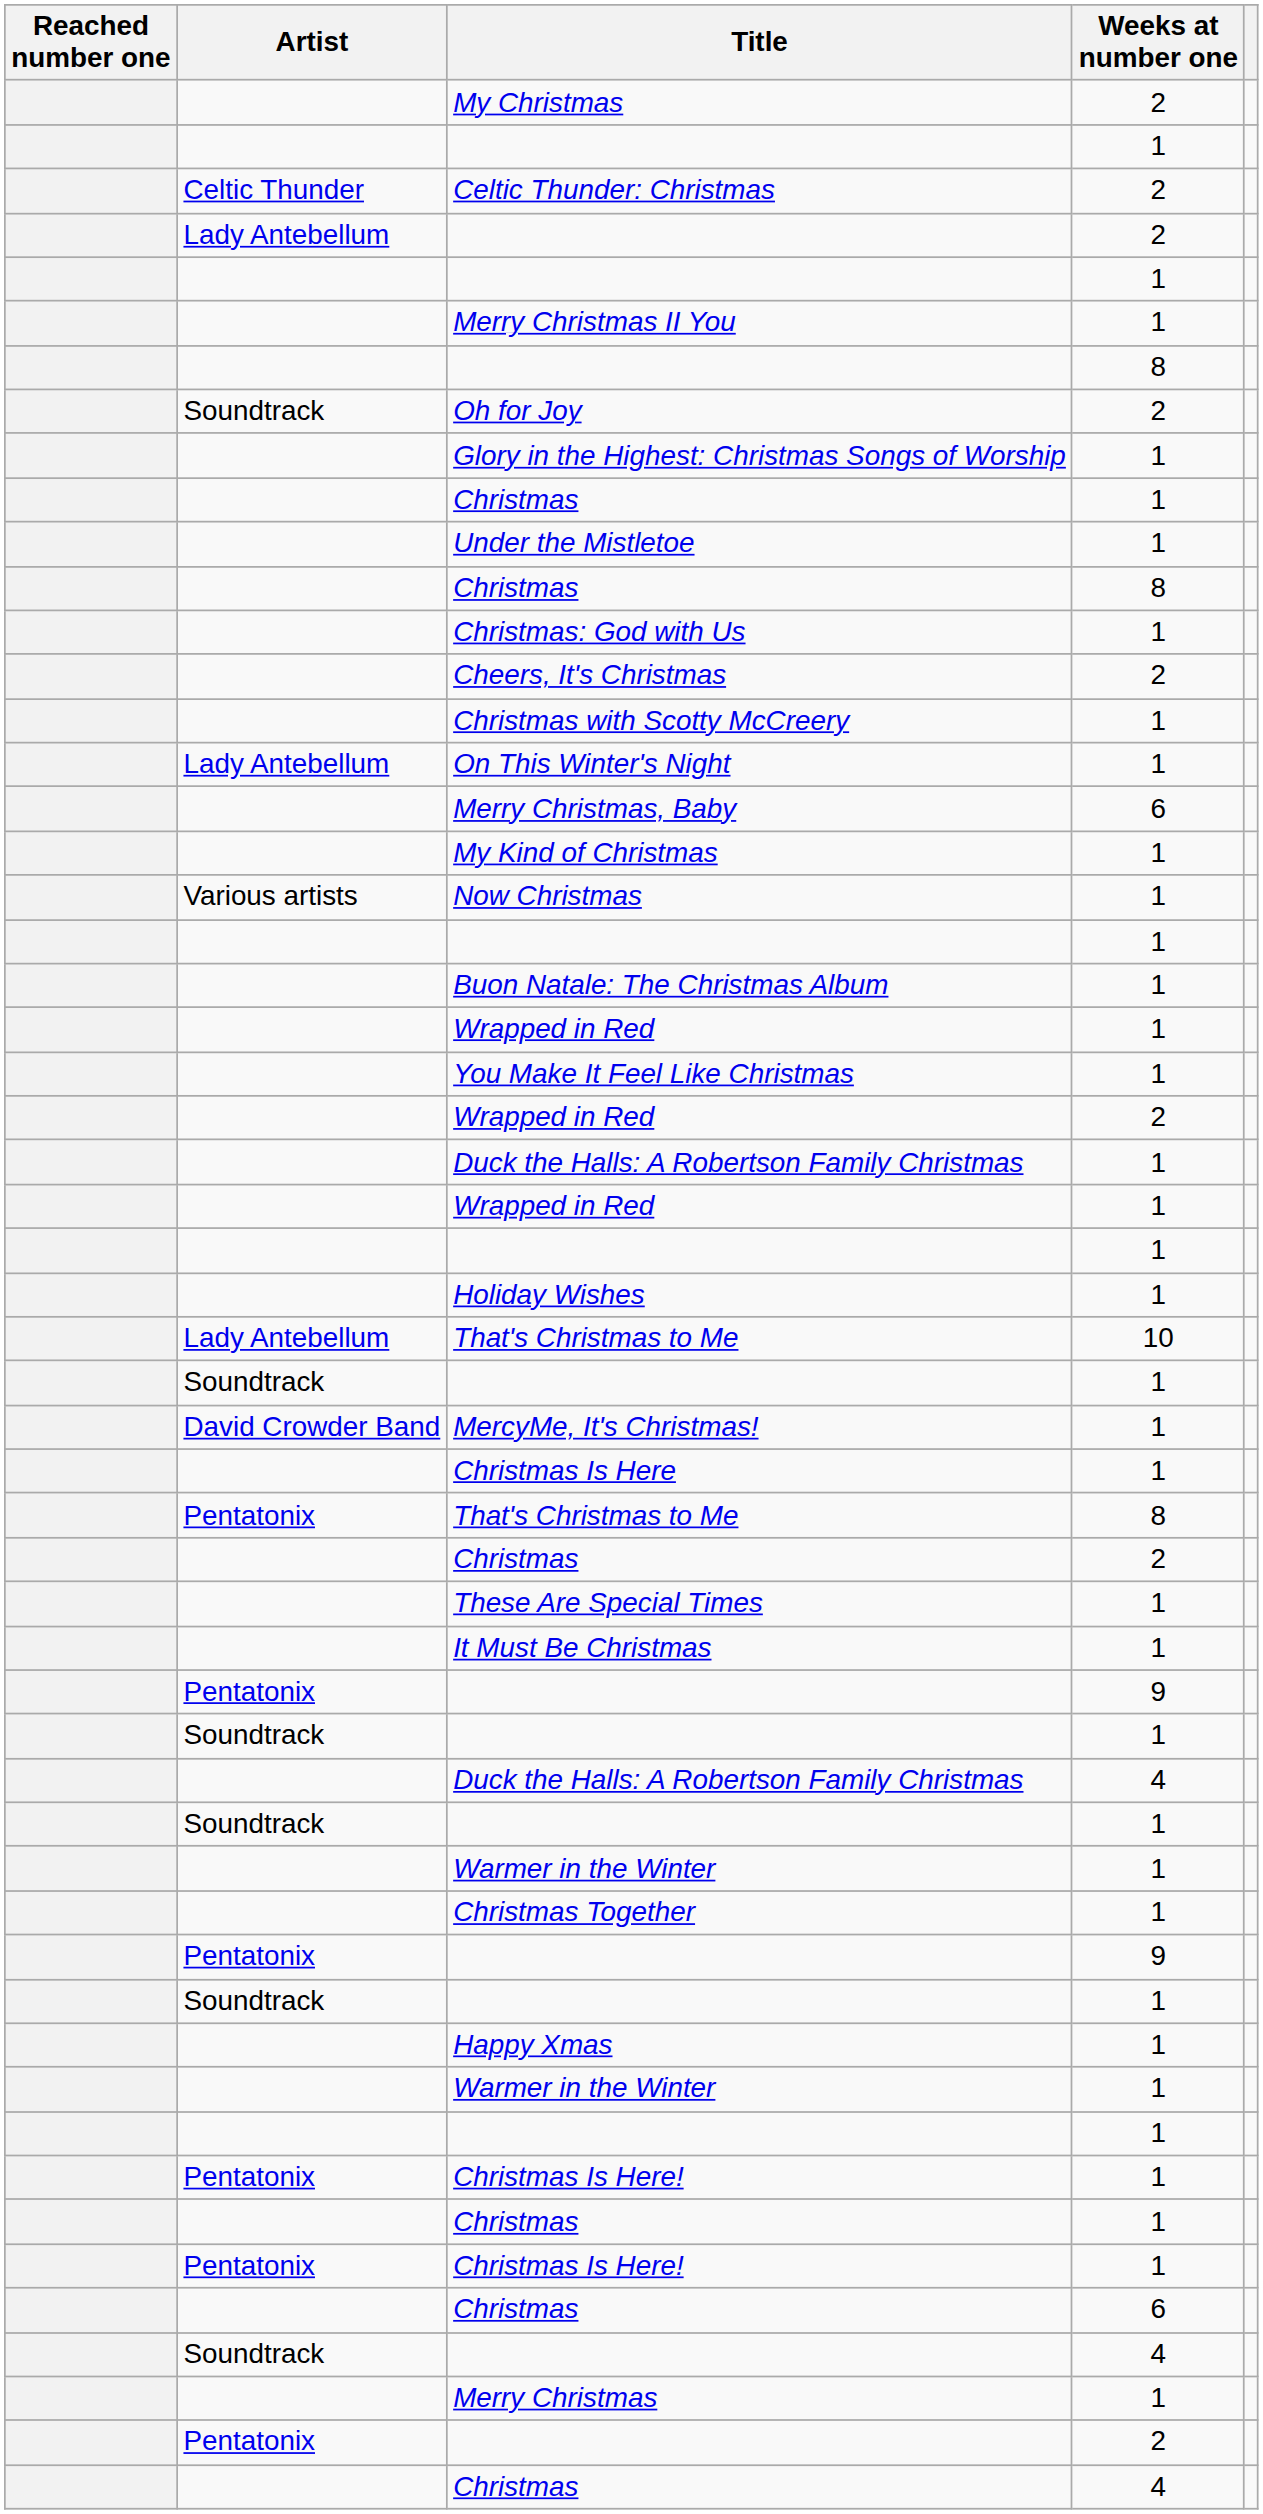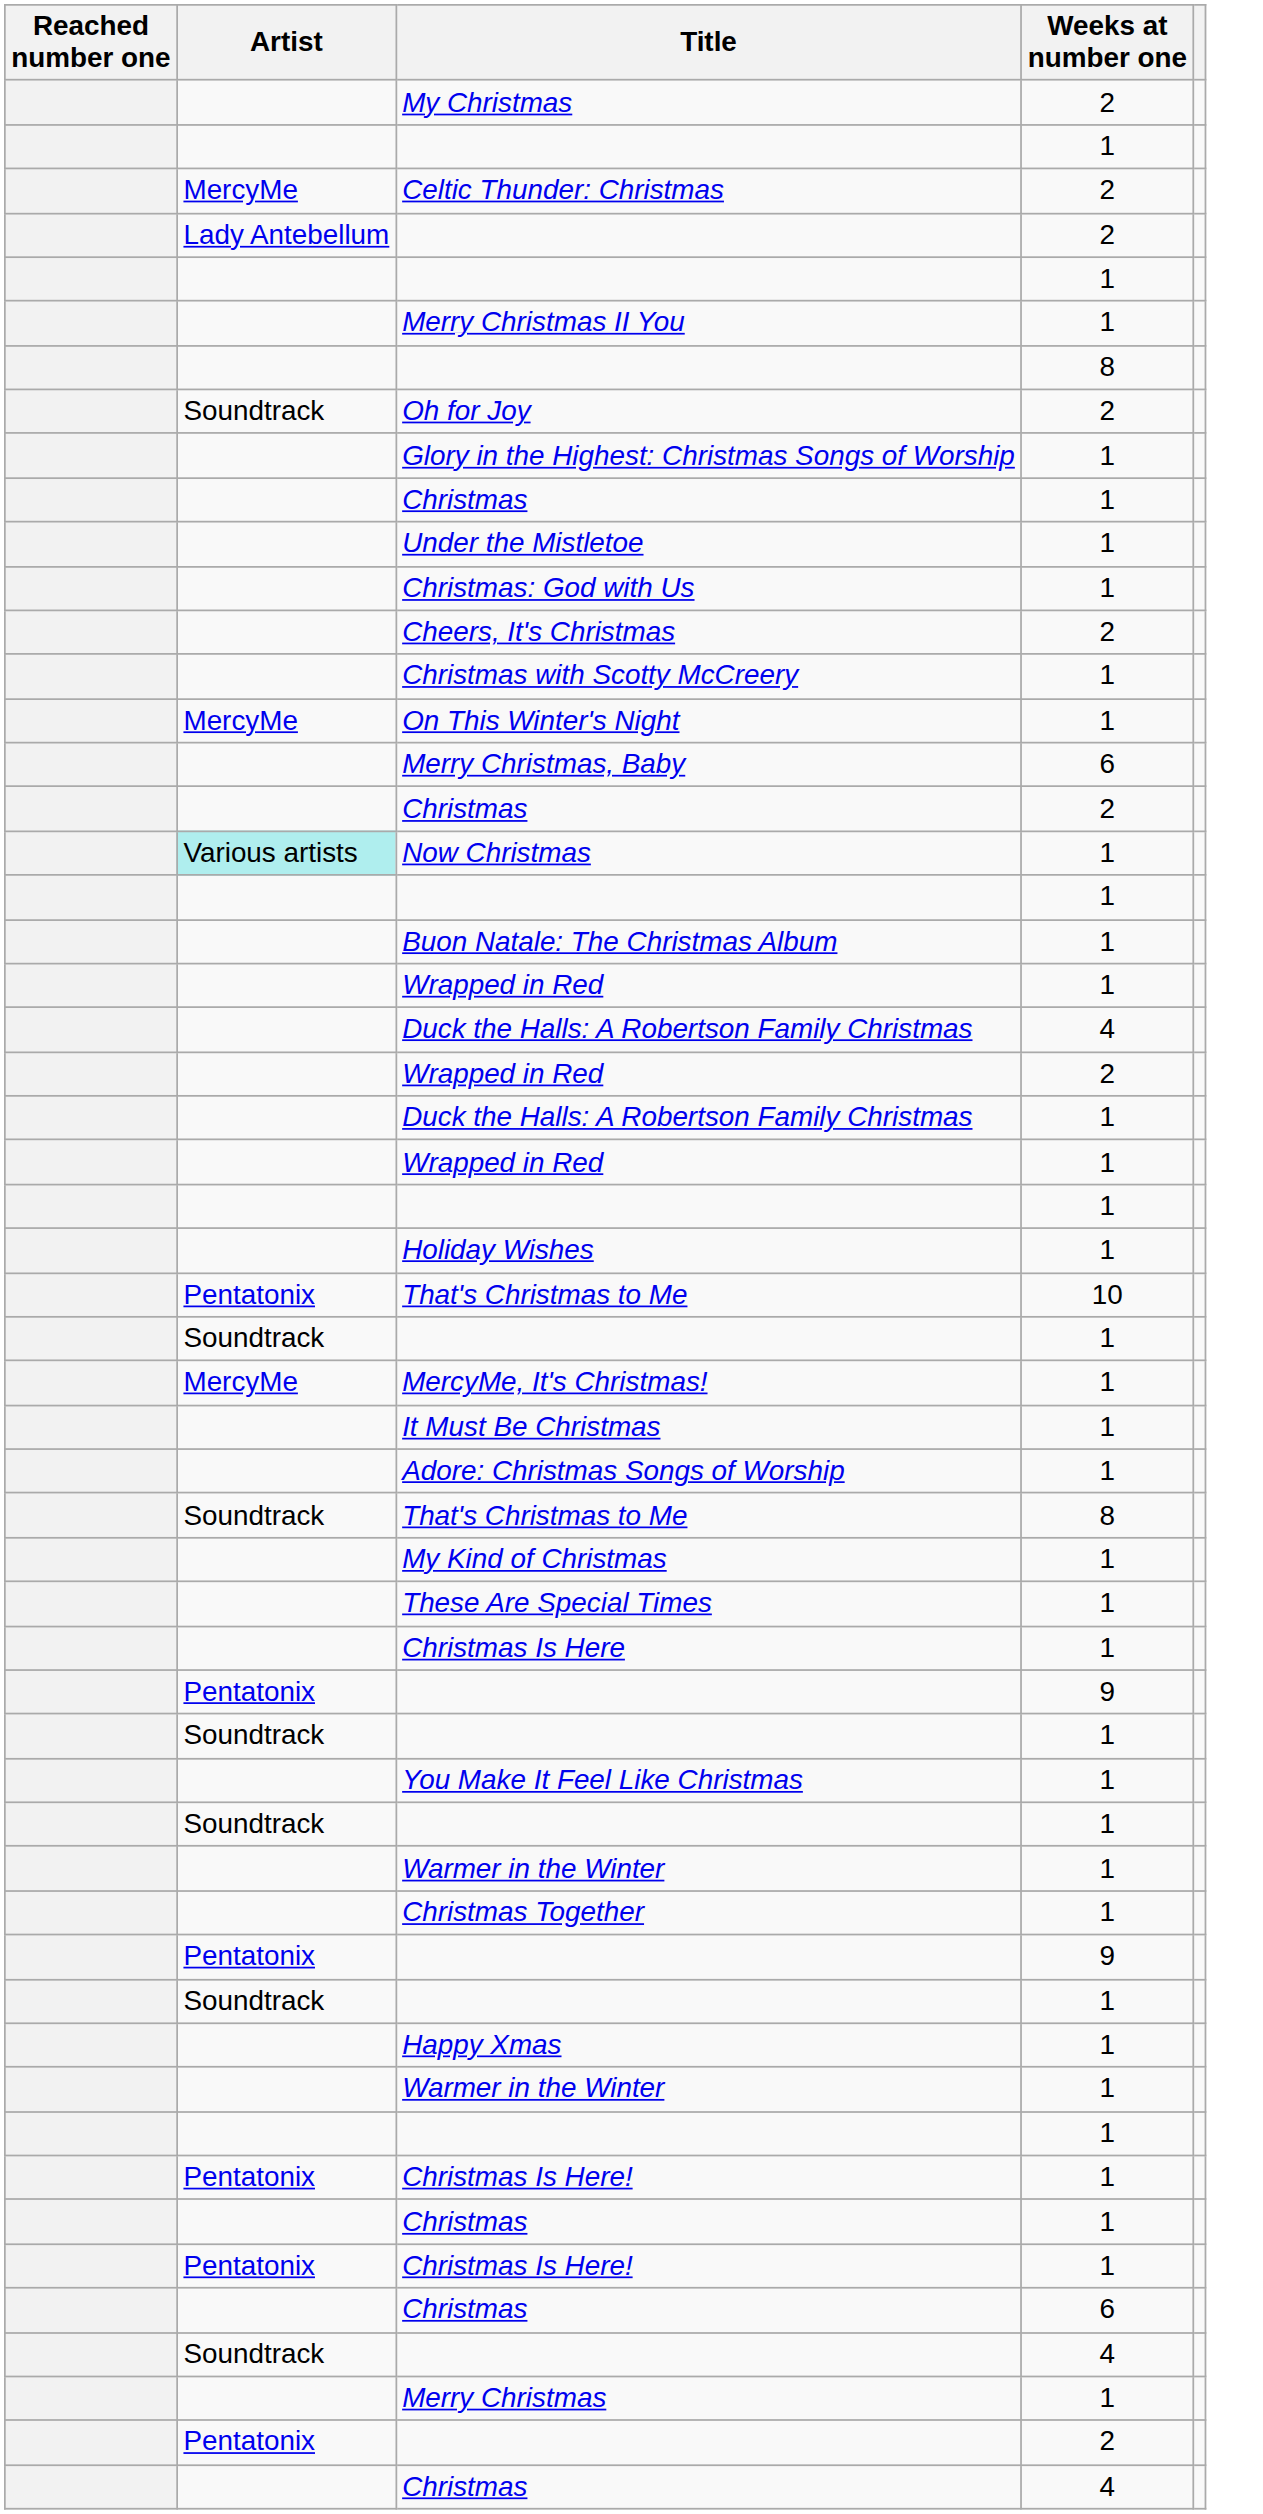(274, 190) Celtic Thunder -> (241, 190) MercyMe
- row: (516, 587)
(286, 764) Lady Antebellum -> (241, 720) MercyMe
rows swapped: (516, 1559) <-> (585, 852)
(271, 896) no background -> (271, 852) paleturquoise background
rows swapped: (738, 1779) <-> (654, 1073)
(286, 1338) Lady Antebellum -> (249, 1294) Pentatonix
(312, 1426) David Crowder Band -> (241, 1382) MercyMe
rows swapped: (565, 1470) <-> (582, 1647)
+ row: (623, 1470)
(249, 1514) Pentatonix -> (254, 1514) Soundtrack
